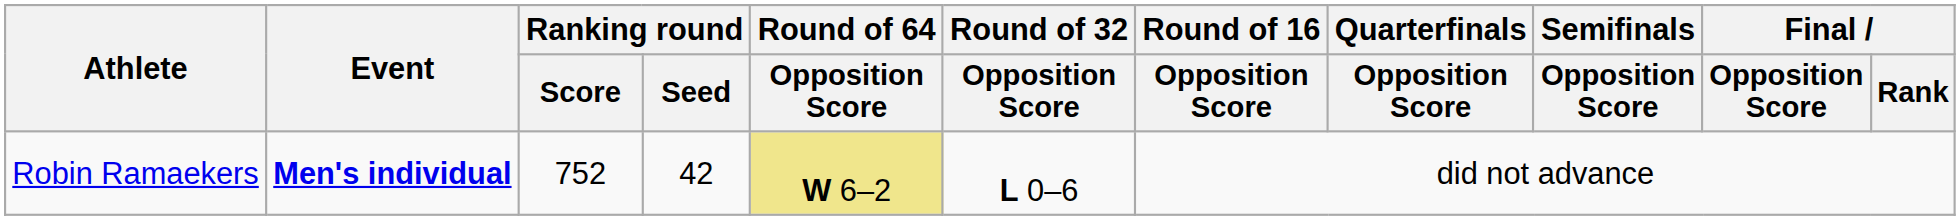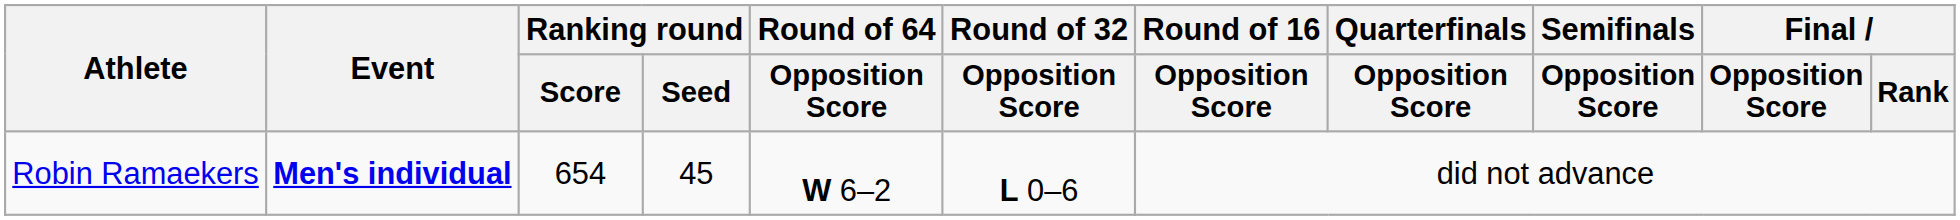(580, 174) 752 -> (580, 174) 654
(696, 174) 42 -> (696, 174) 45
(847, 191) khaki background -> (847, 191) no background
